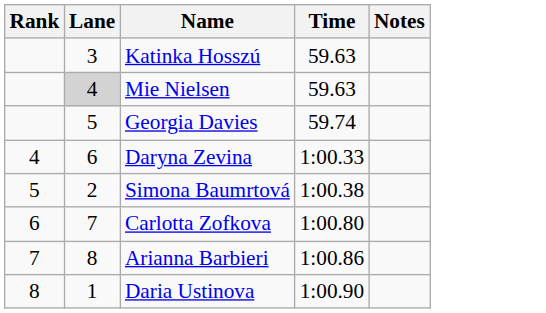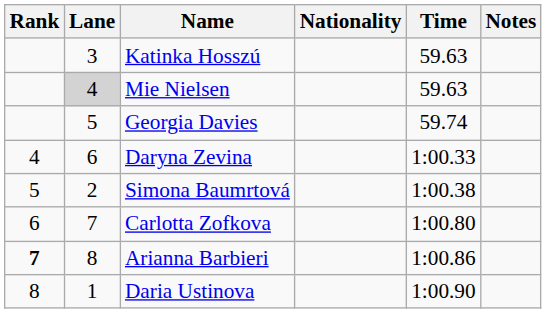+ column: (351, 21)
(34, 257) normal -> (34, 257) bold
